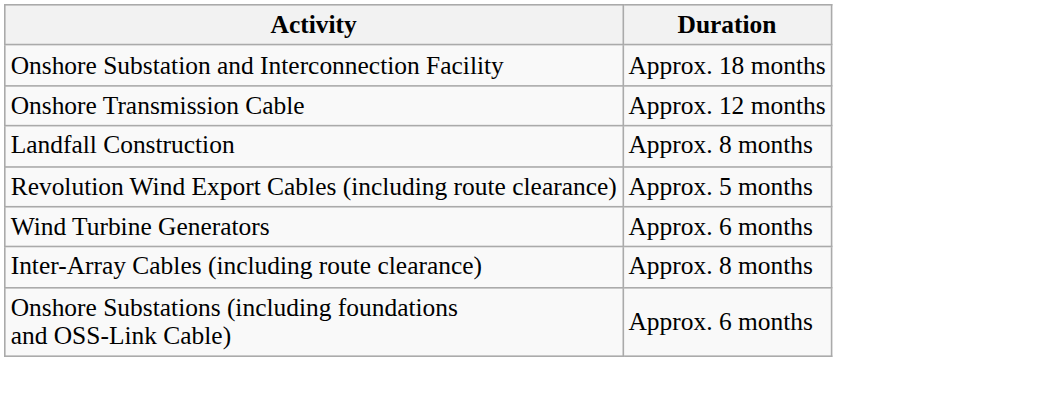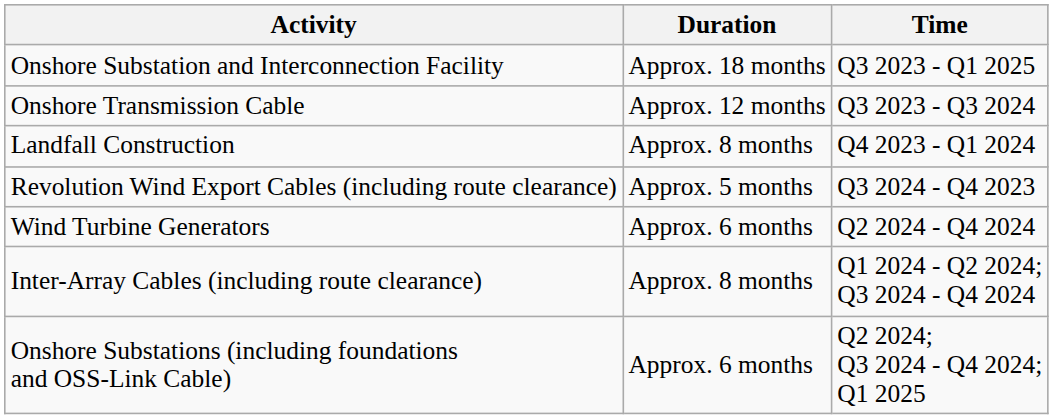+ column: (940, 24)
